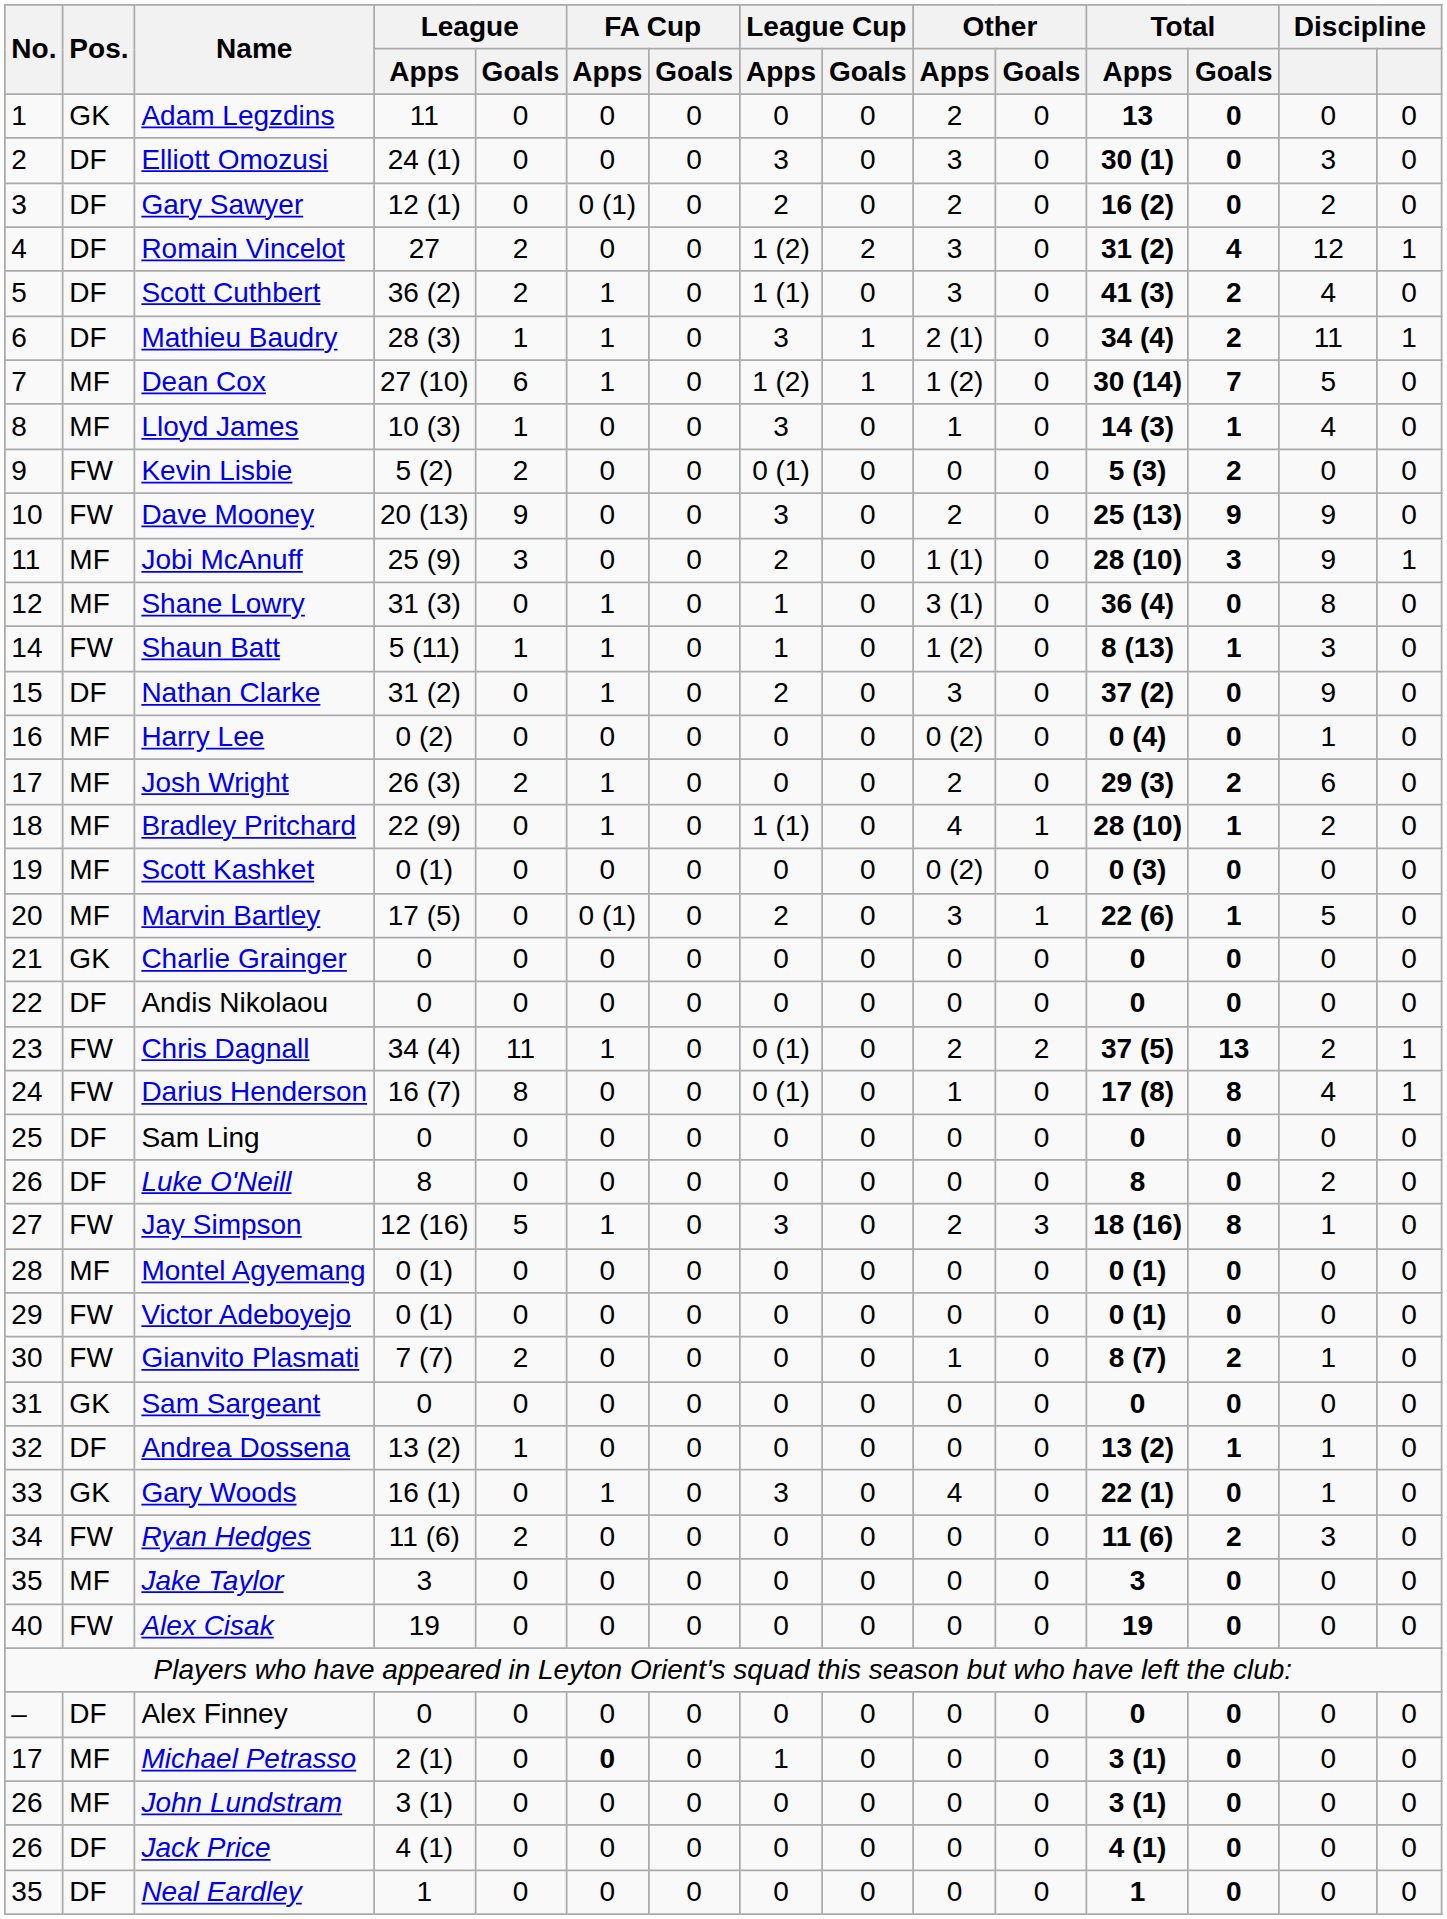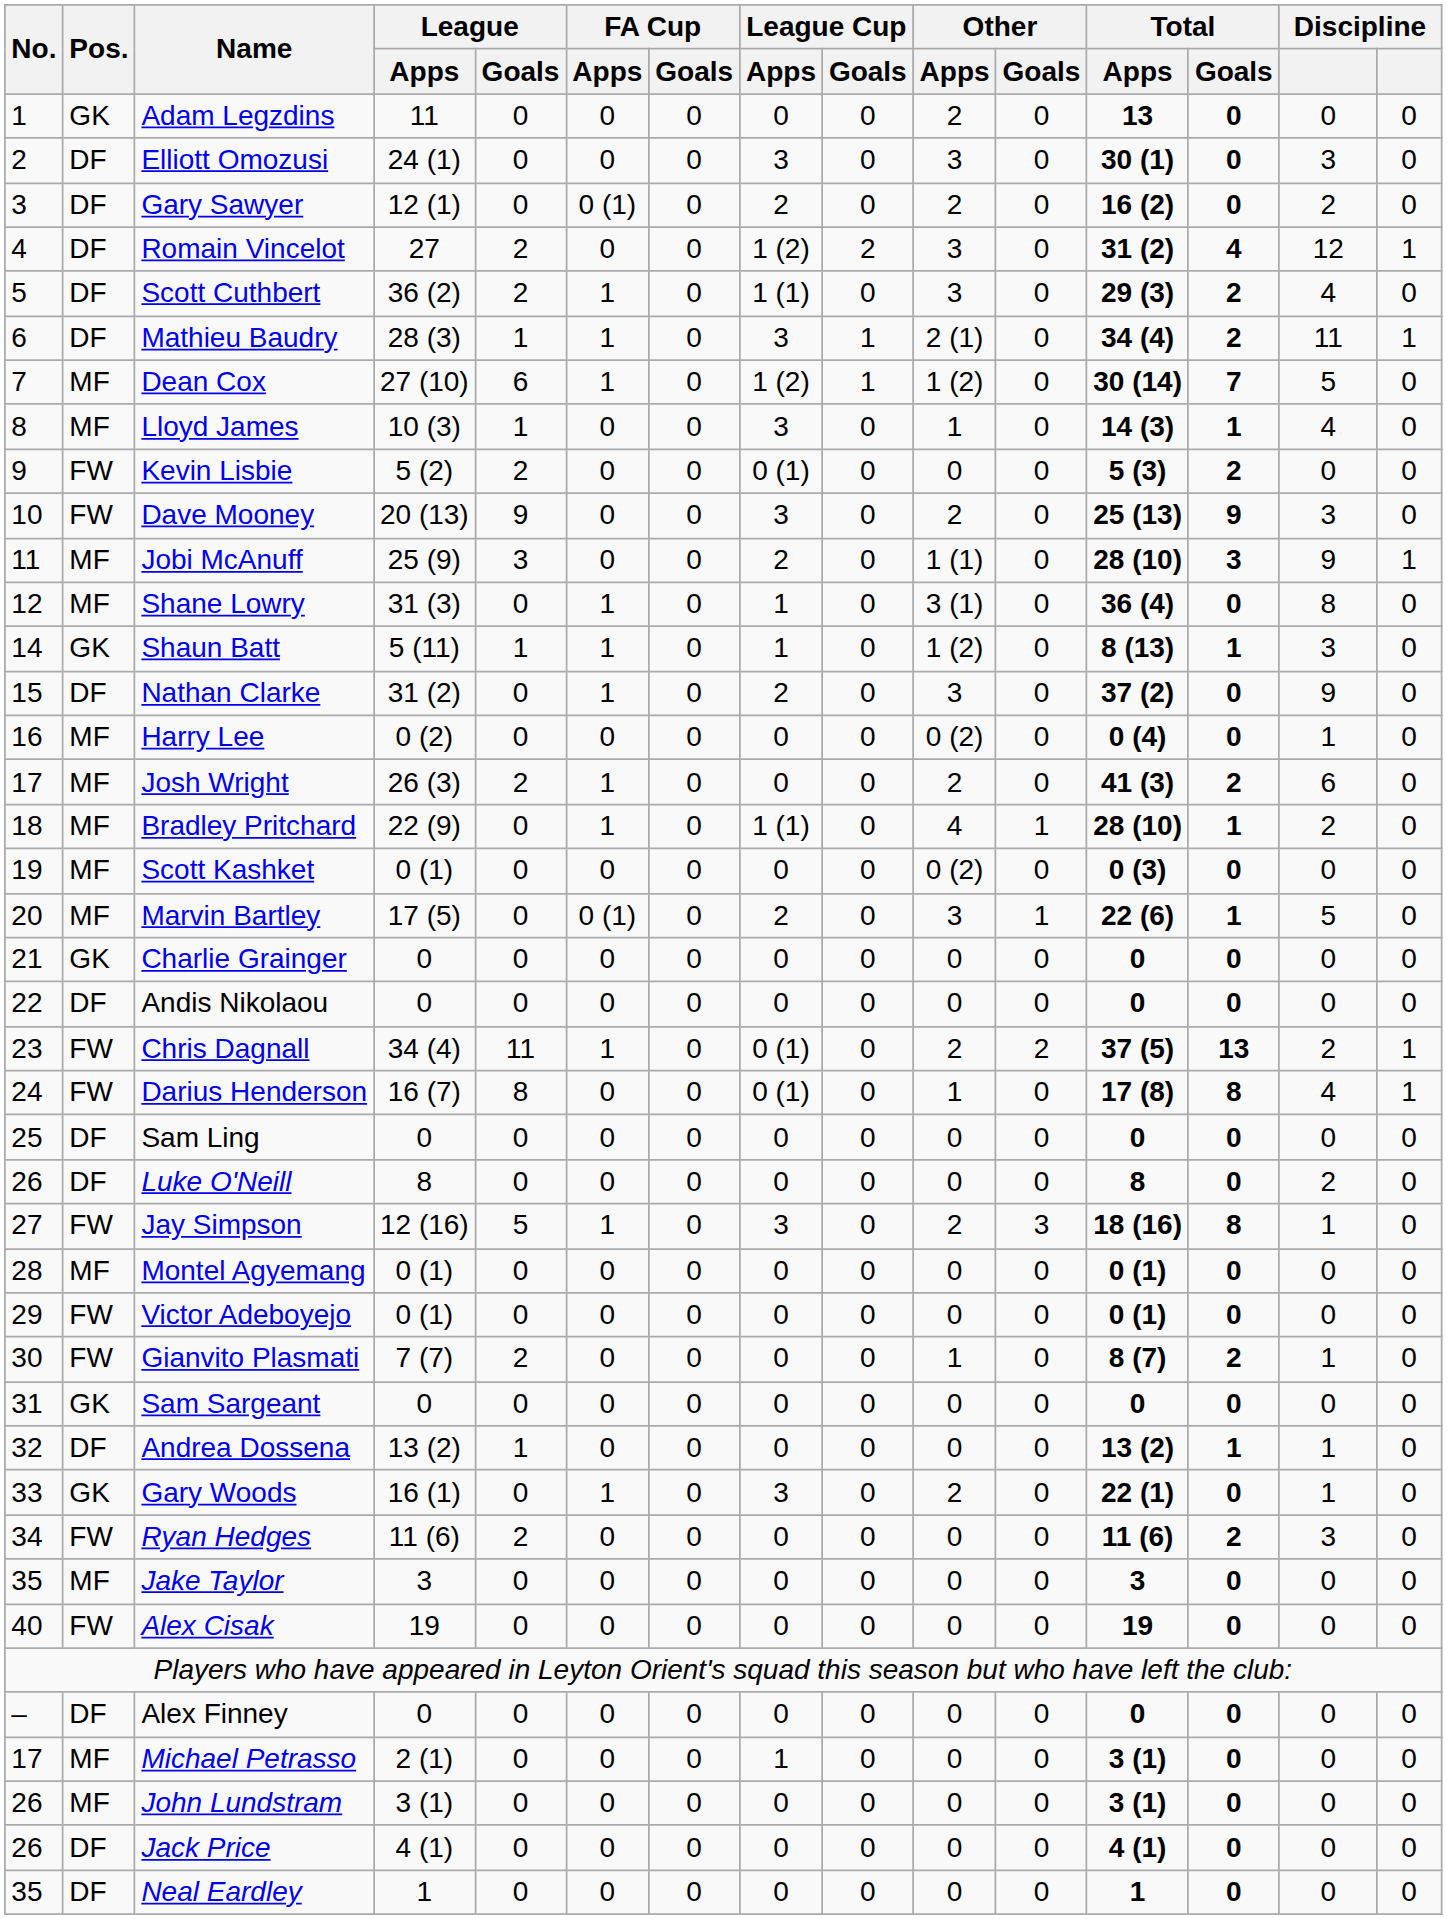(1138, 293) 41 (3) -> (1138, 293) 29 (3)
(1328, 515) 9 -> (1328, 515) 3
(91, 648) FW -> (90, 648) GK
(1138, 781) 29 (3) -> (1138, 781) 41 (3)
(955, 1492) 4 -> (955, 1492) 2
(607, 1758) bold -> (607, 1758) normal
